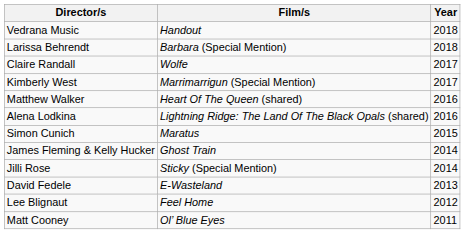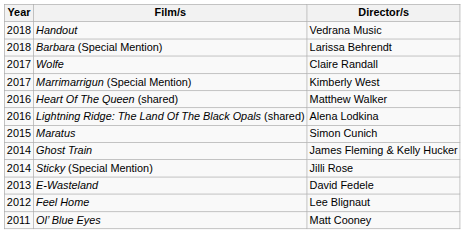columns swapped: (446, 13) <-> (81, 13)
